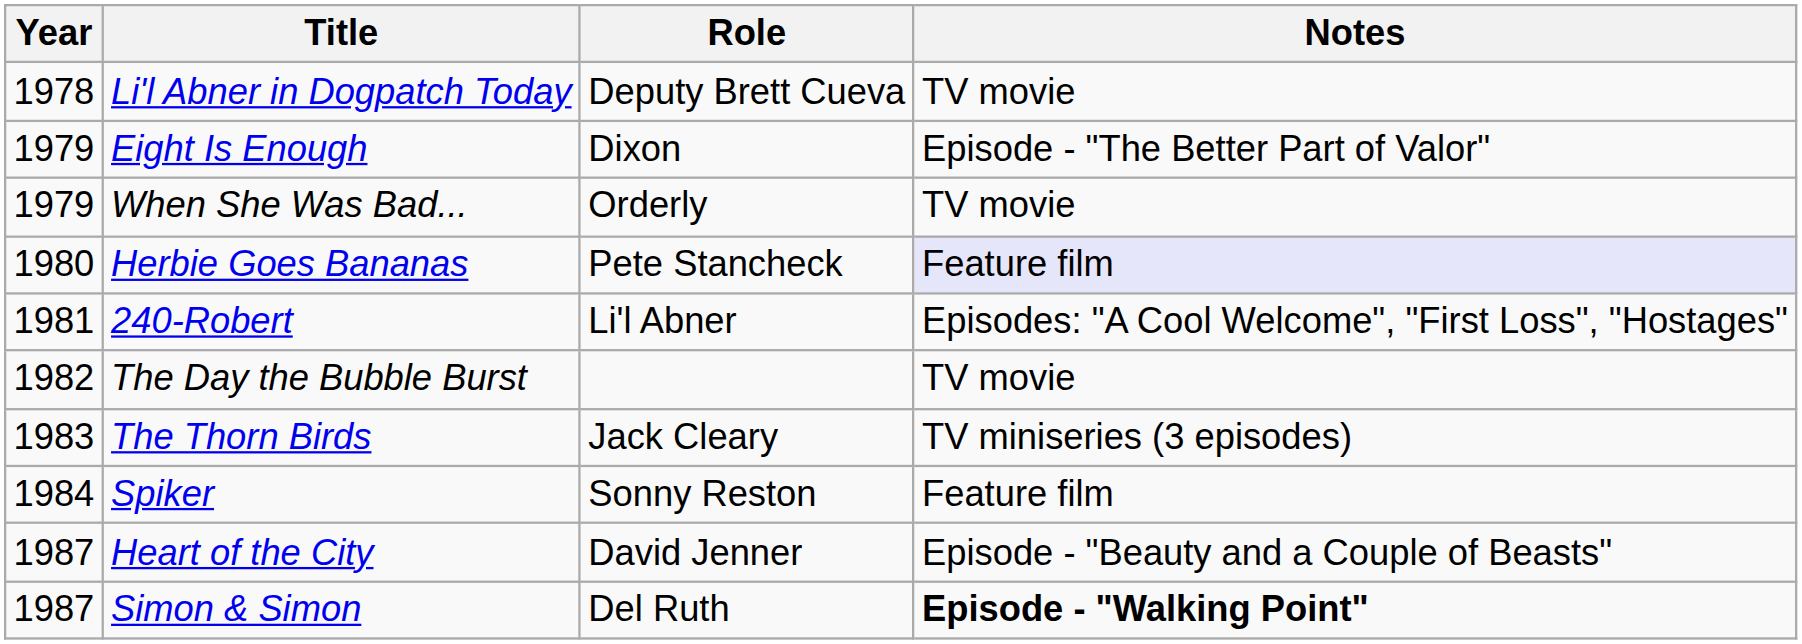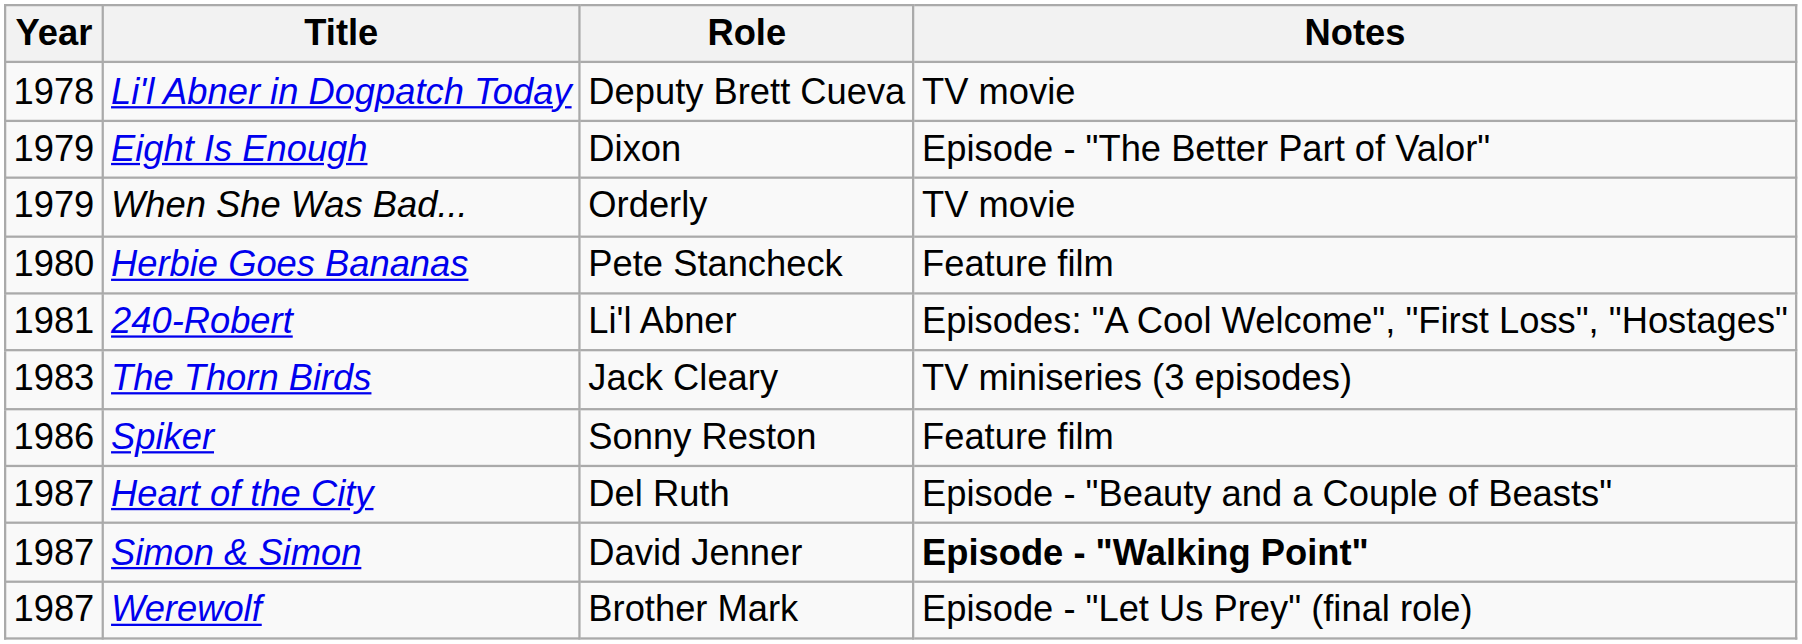(1018, 263) lavender background -> (1018, 263) no background
- row: (319, 378)
(54, 494) 1984 -> (54, 436) 1986
(695, 551) David Jenner -> (659, 494) Del Ruth
(659, 609) Del Ruth -> (695, 551) David Jenner
+ row: (186, 609)
